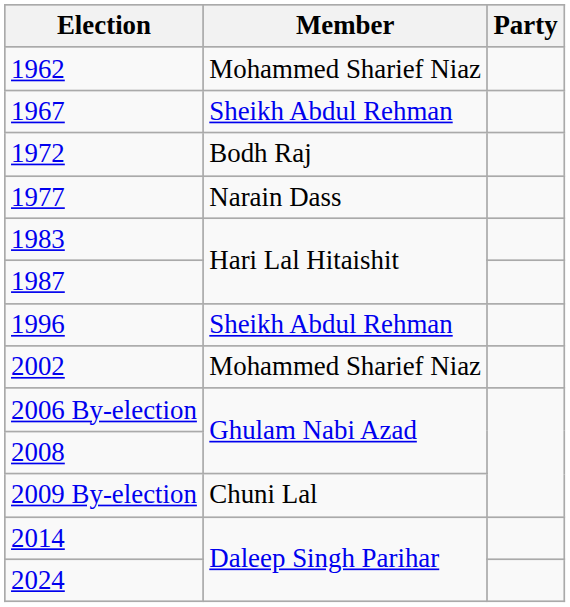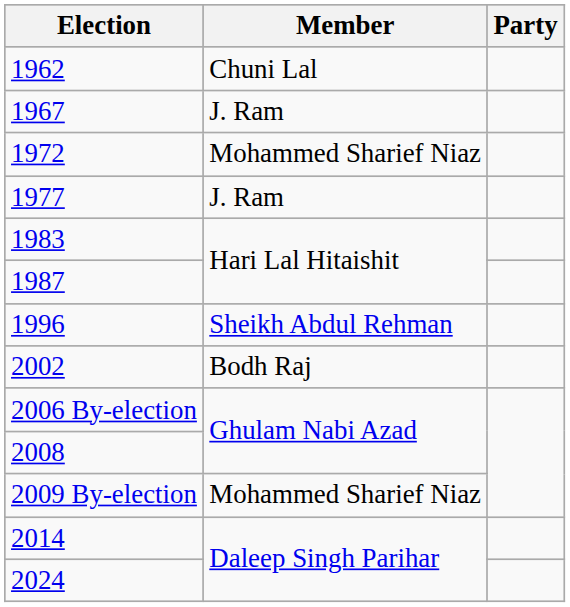(345, 68) Mohammed Sharief Niaz -> (263, 68) Chuni Lal
(331, 111) Sheikh Abdul Rehman -> (247, 111) J. Ram
(260, 153) Bodh Raj -> (345, 153) Mohammed Sharief Niaz
(275, 196) Narain Dass -> (247, 196) J. Ram
(345, 366) Mohammed Sharief Niaz -> (260, 366) Bodh Raj
(263, 494) Chuni Lal -> (345, 494) Mohammed Sharief Niaz
